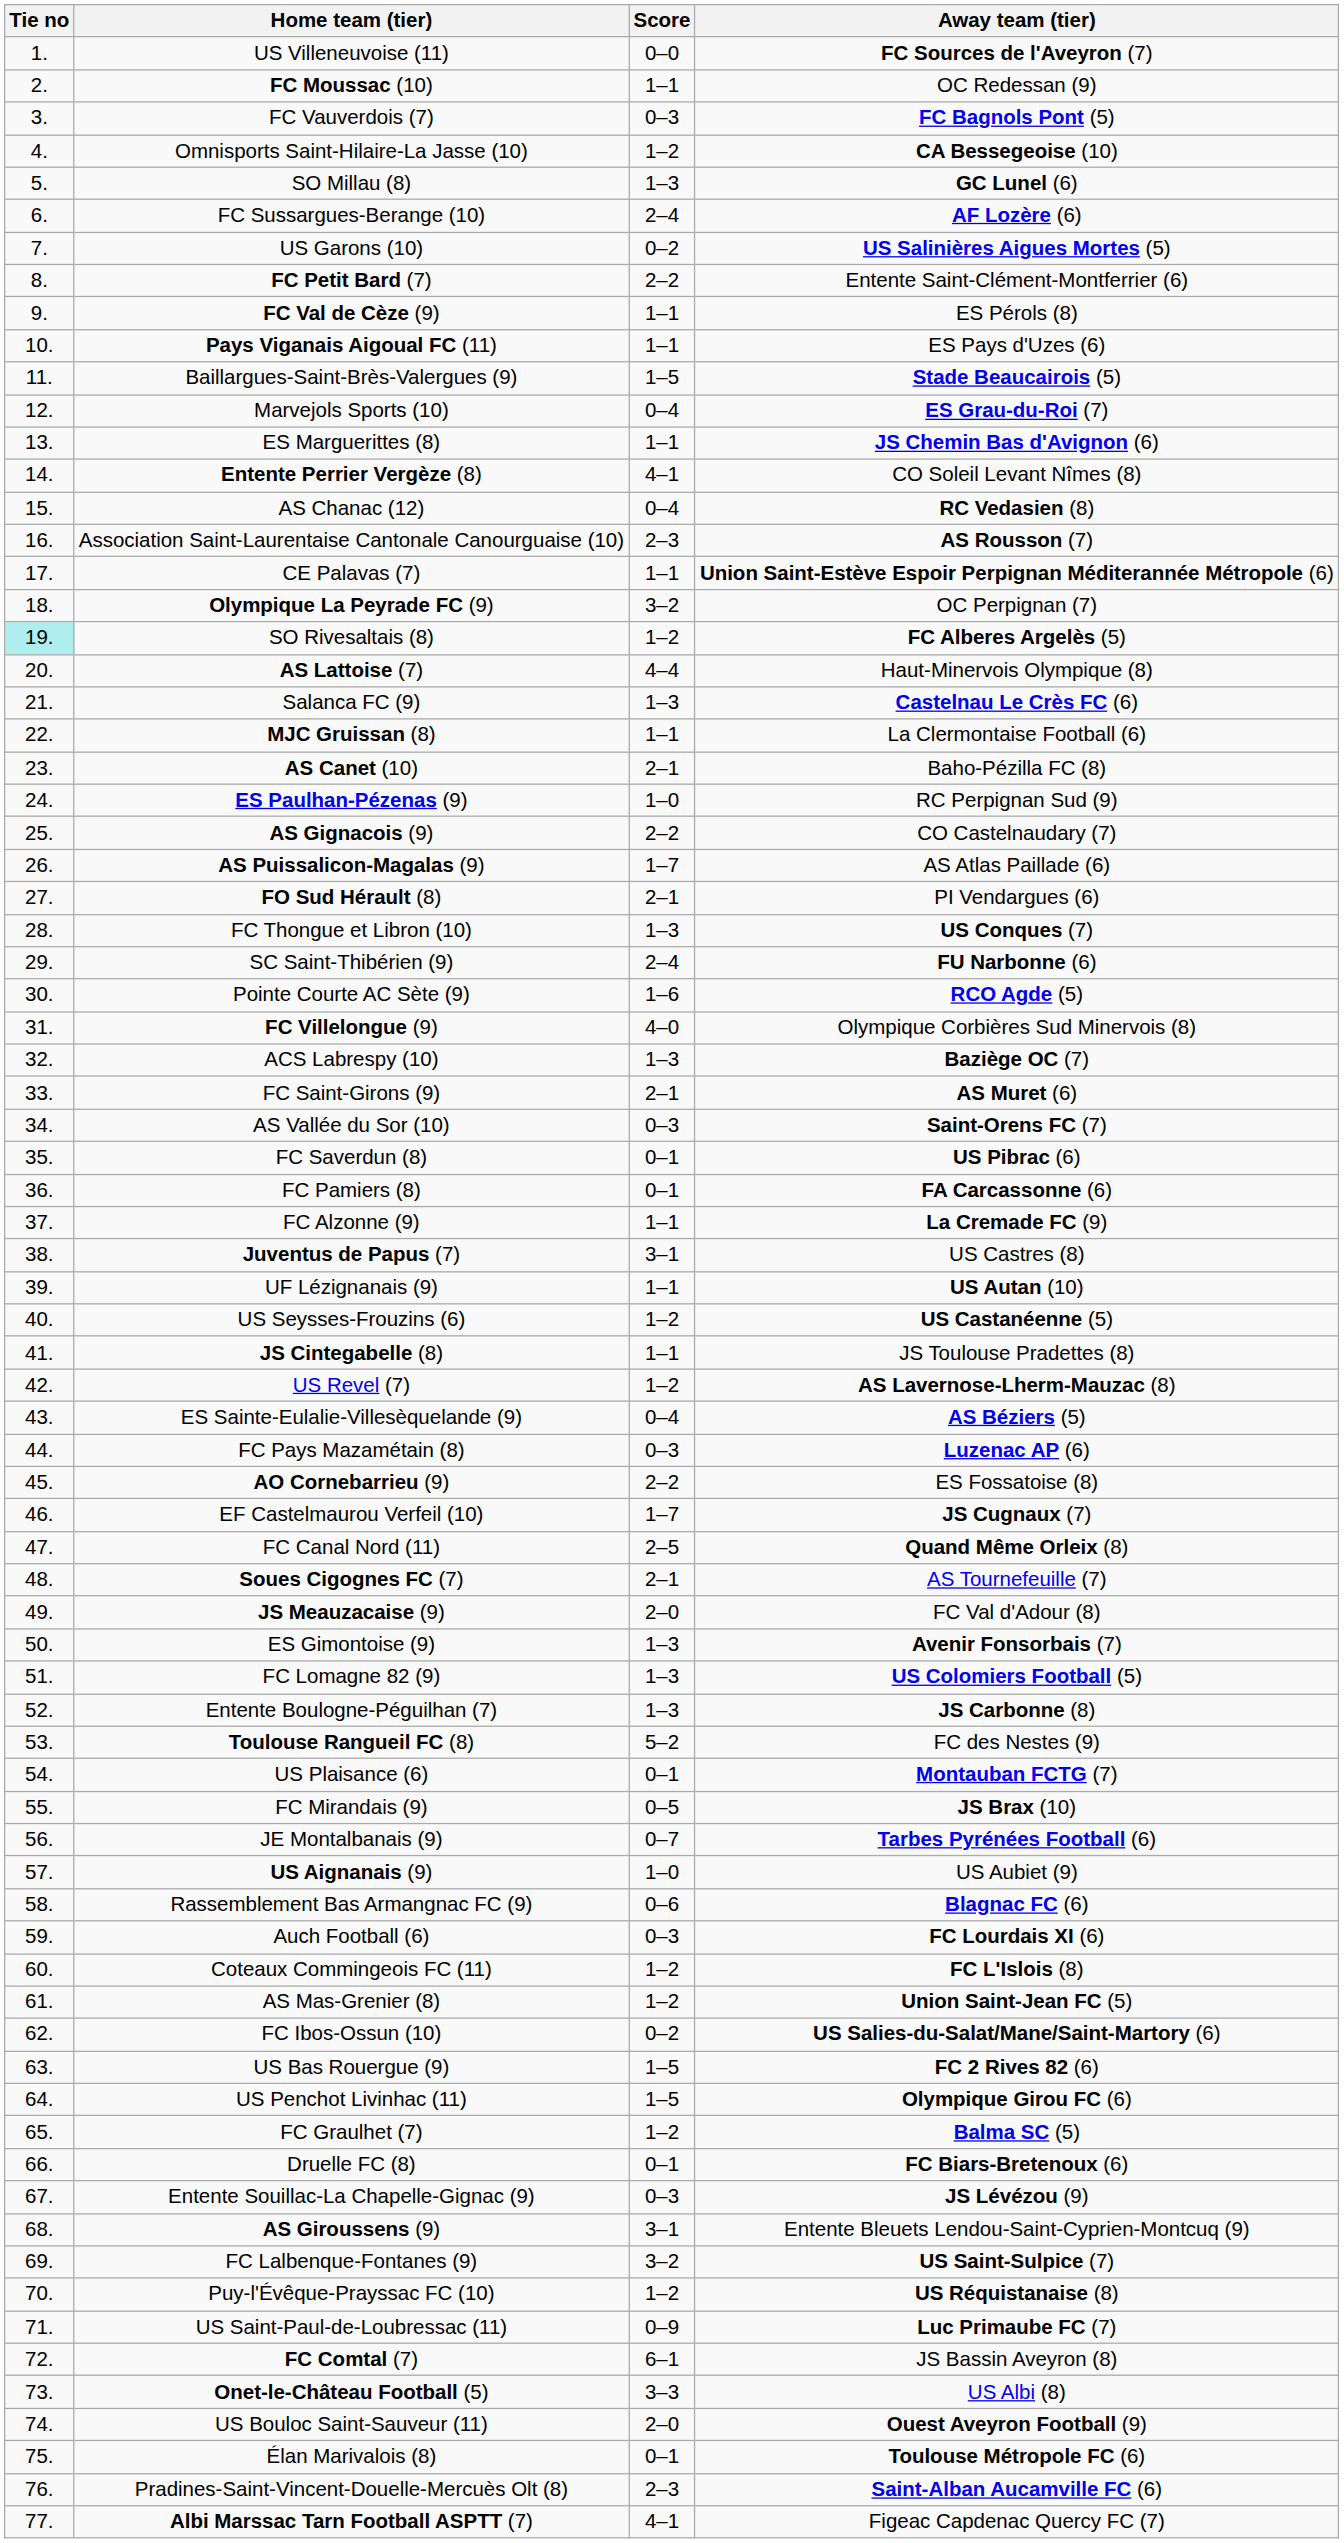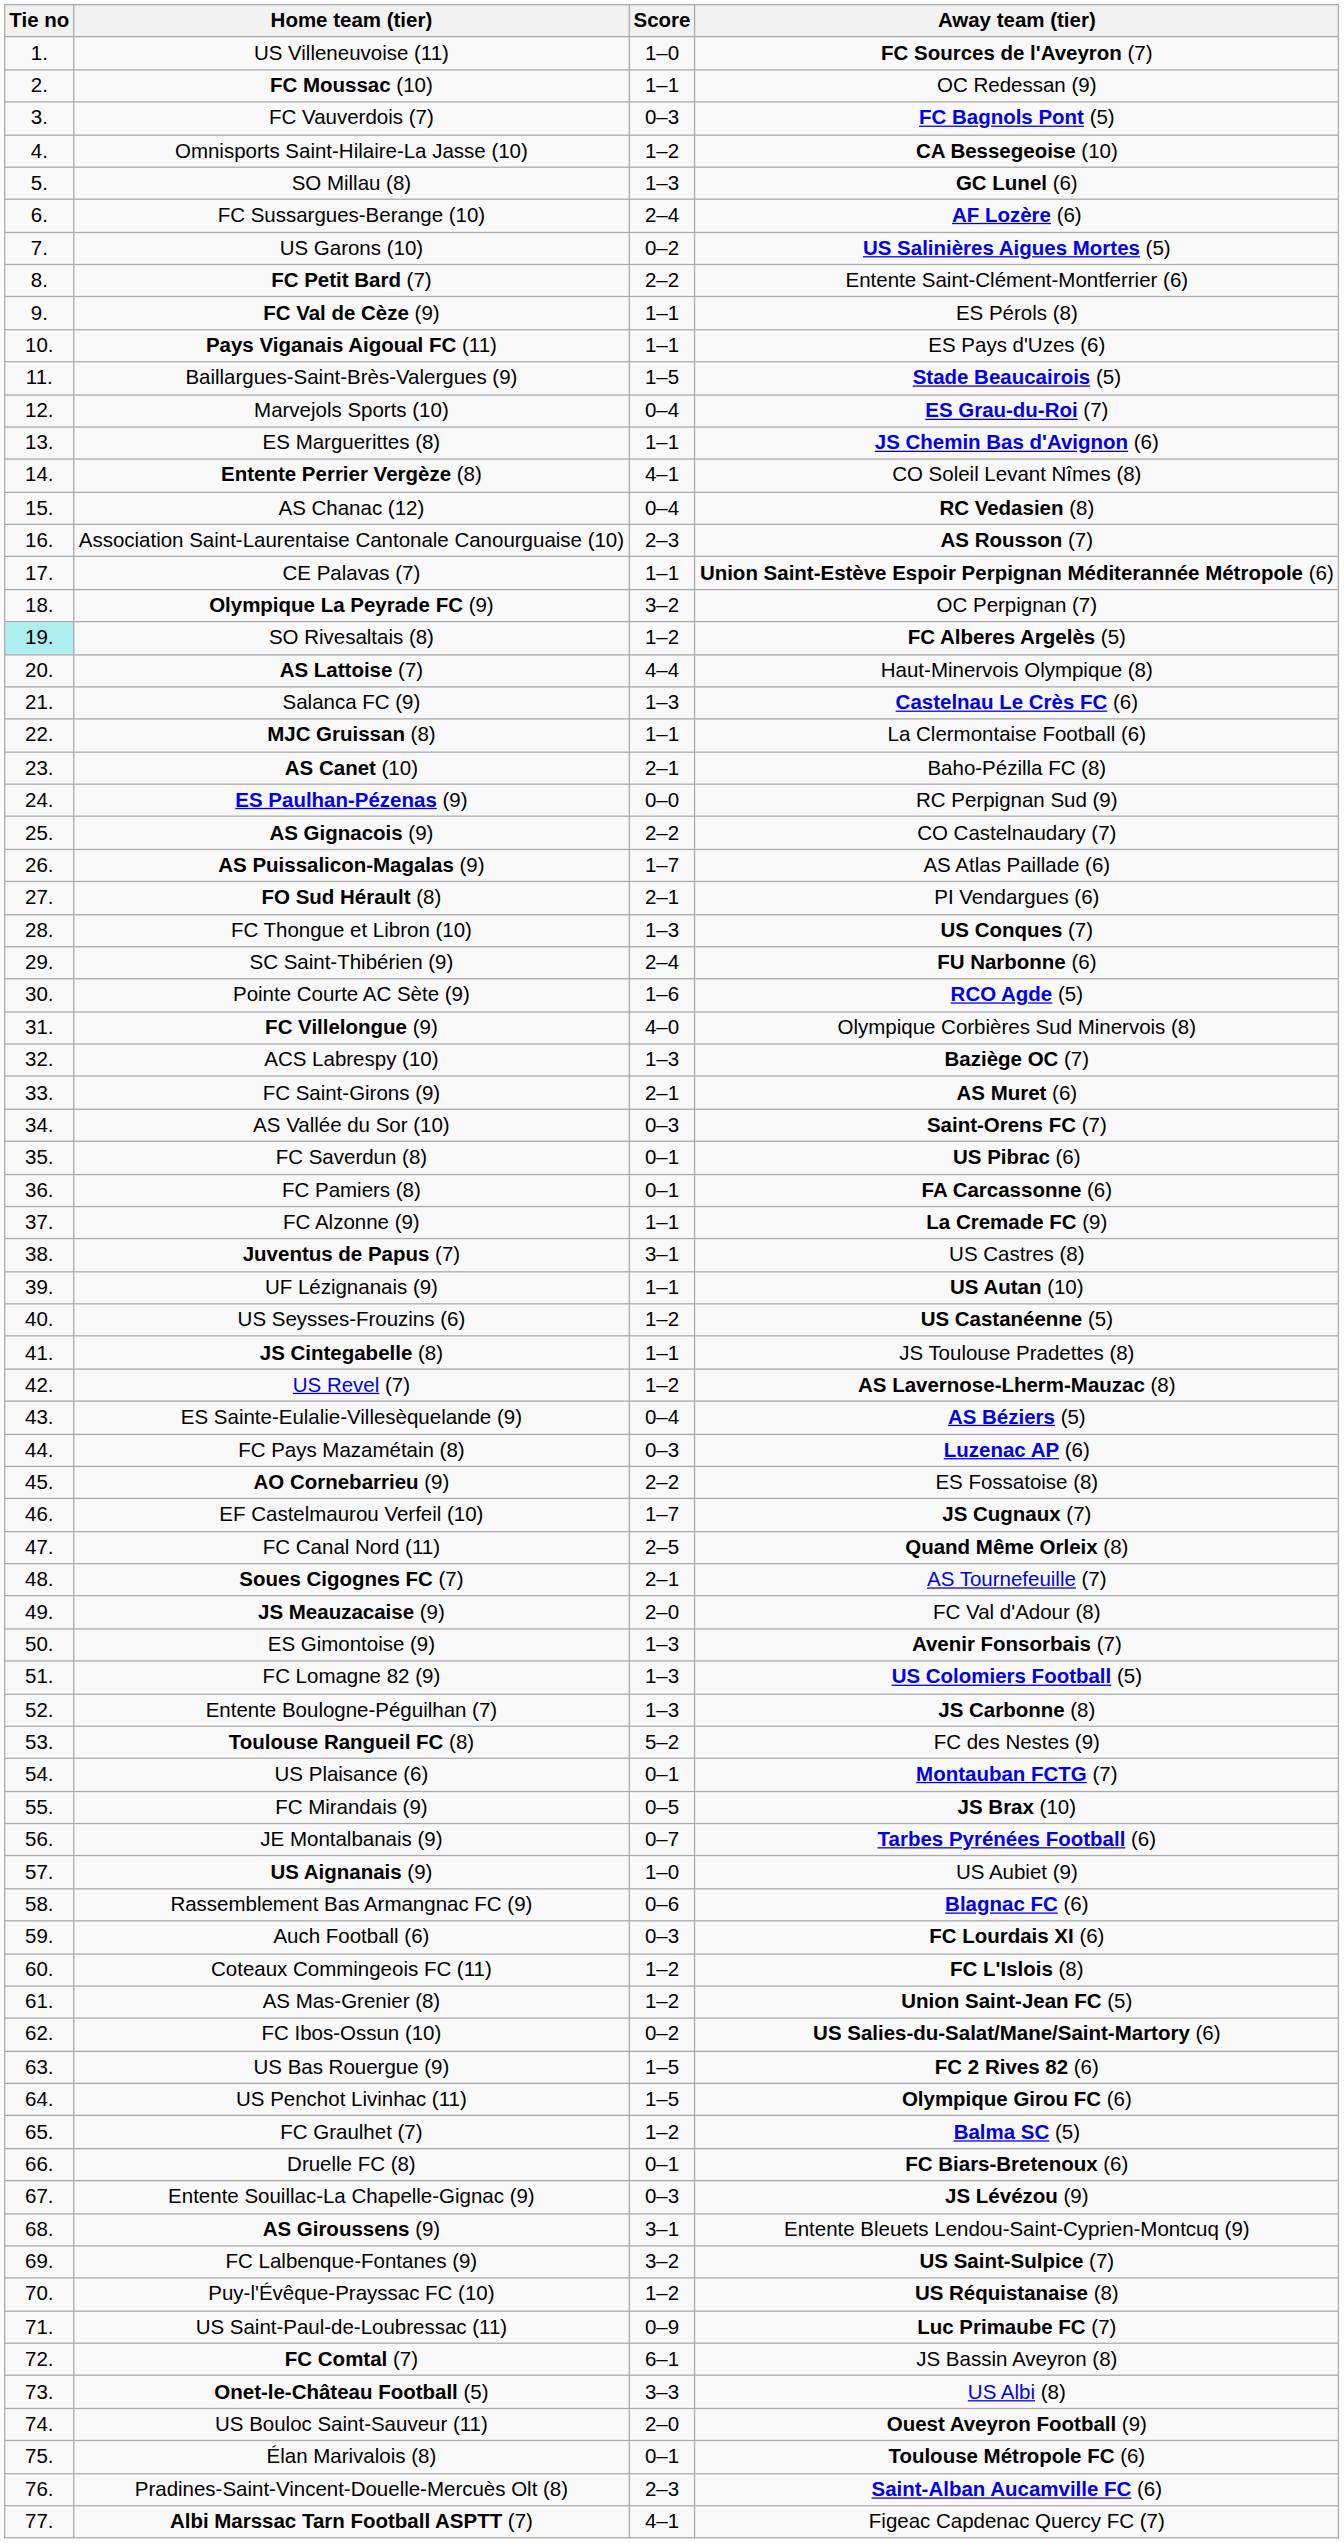(662, 53) 0–0 -> (662, 53) 1–0
(662, 800) 1–0 -> (662, 800) 0–0
